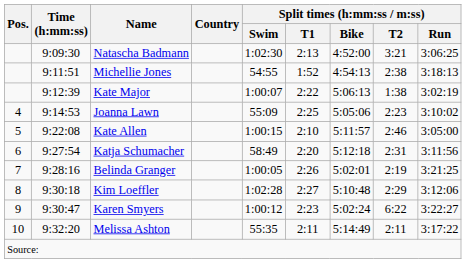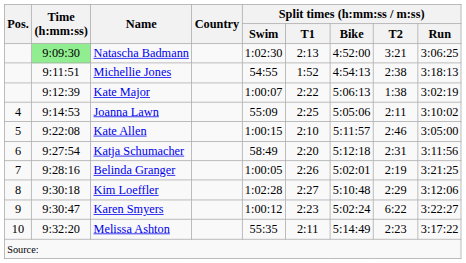(61, 53) no background -> (61, 53) lightgreen background
(396, 111) 2:23 -> (396, 111) 2:11
(396, 229) 2:11 -> (396, 229) 2:23
